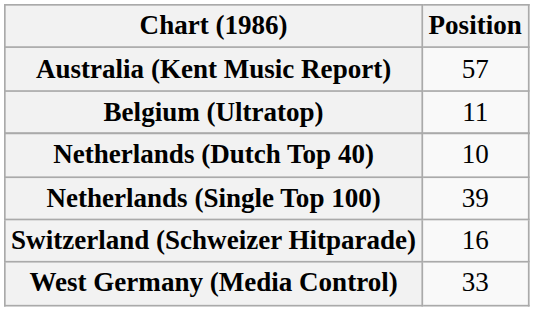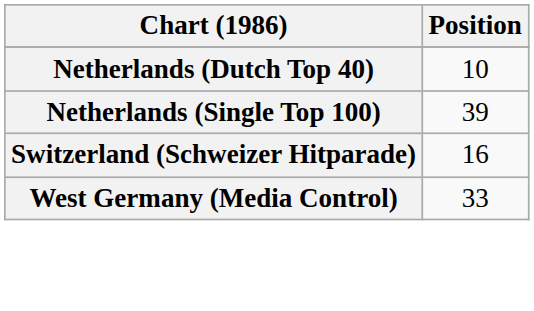- row: (214, 68)
- row: (214, 111)
